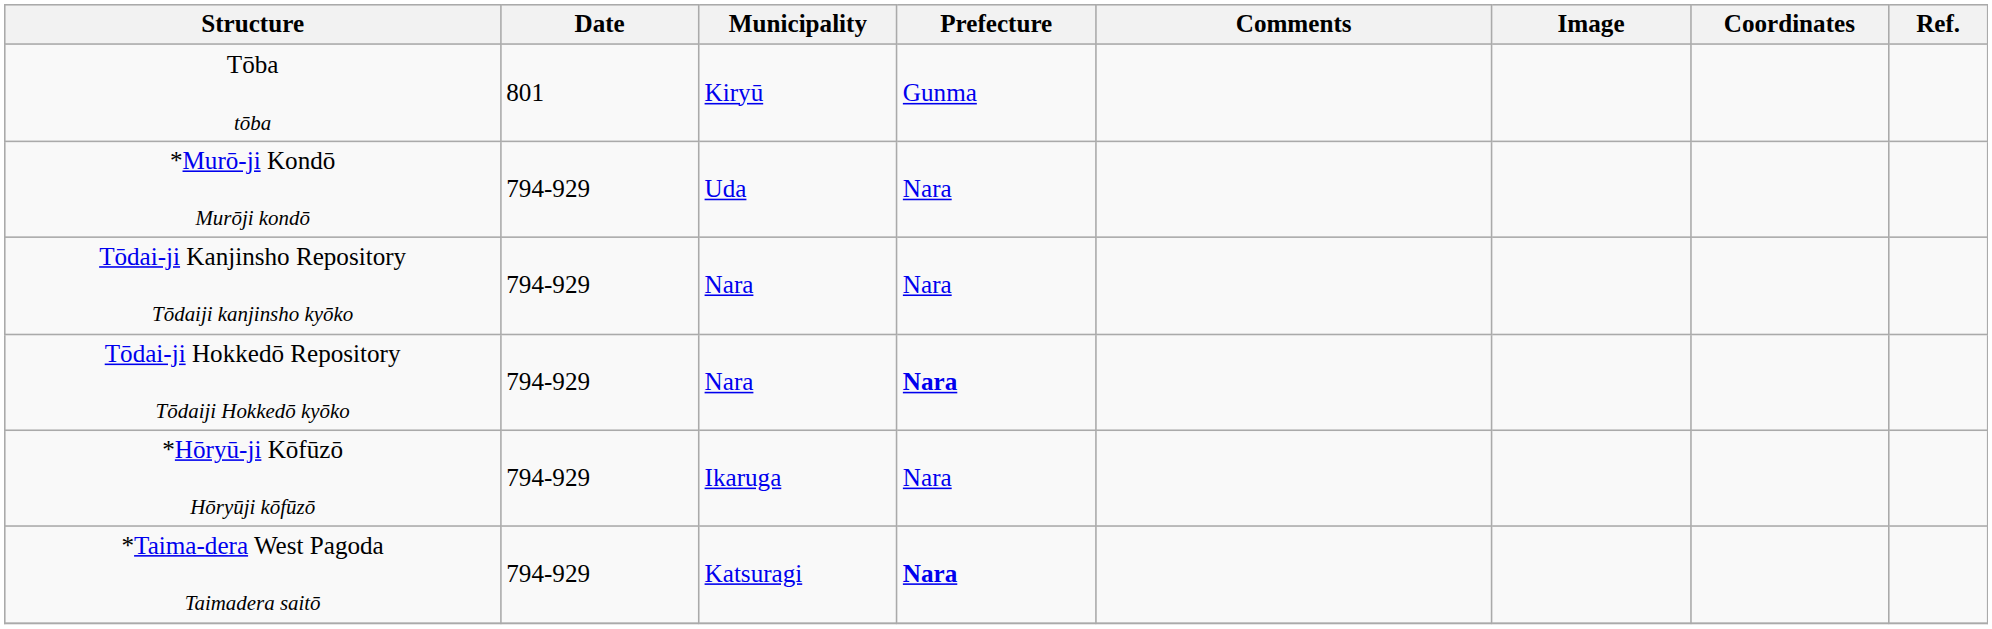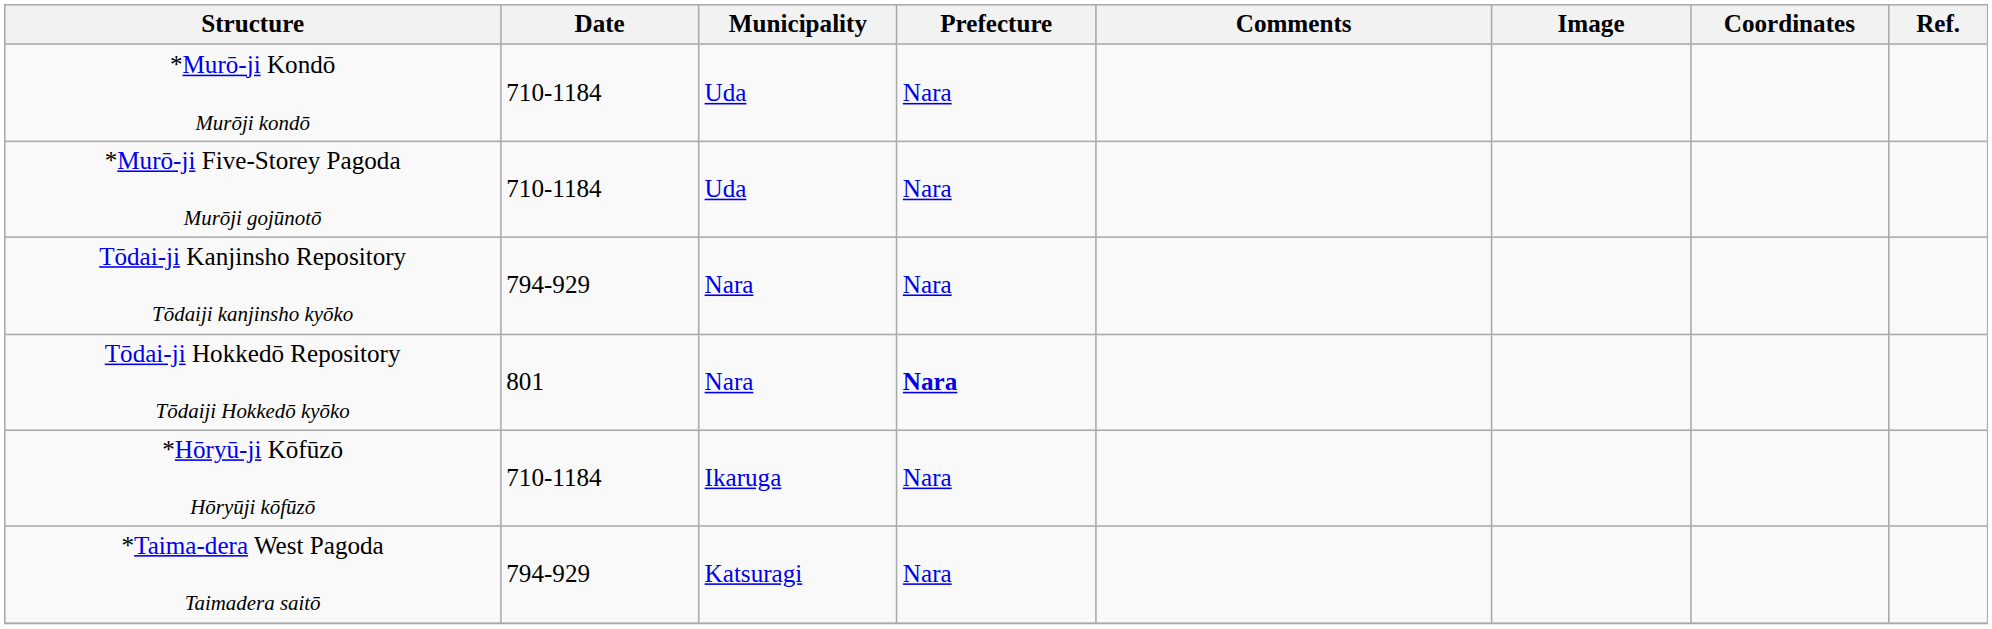- row: (253, 92)
(548, 188) 794-929 -> (554, 92) 710-1184
+ row: (253, 188)
(548, 381) 794-929 -> (525, 381) 801
(548, 477) 794-929 -> (554, 477) 710-1184
(930, 574) bold -> (927, 574) normal
